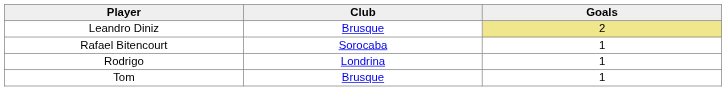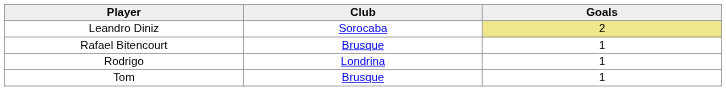(363, 28) Brusque -> (363, 28) Sorocaba
(363, 45) Sorocaba -> (363, 45) Brusque
